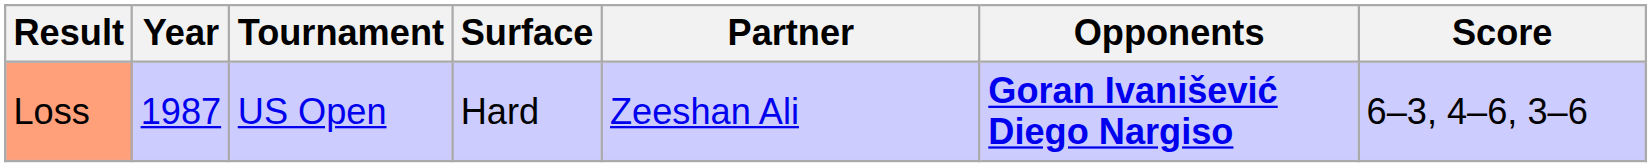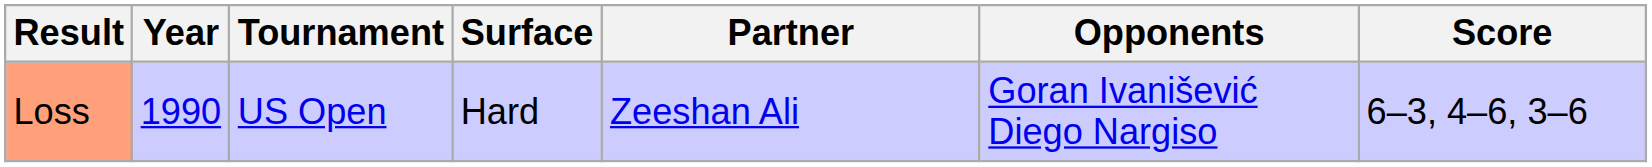(181, 110) 1987 -> (181, 110) 1990
(1133, 110) bold -> (1123, 110) normal
